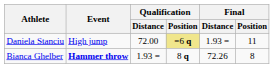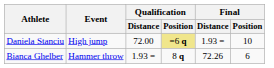(252, 41) 11 -> (247, 41) 10
(98, 56) bold -> (96, 56) normal
(252, 56) 8 -> (247, 56) 6
